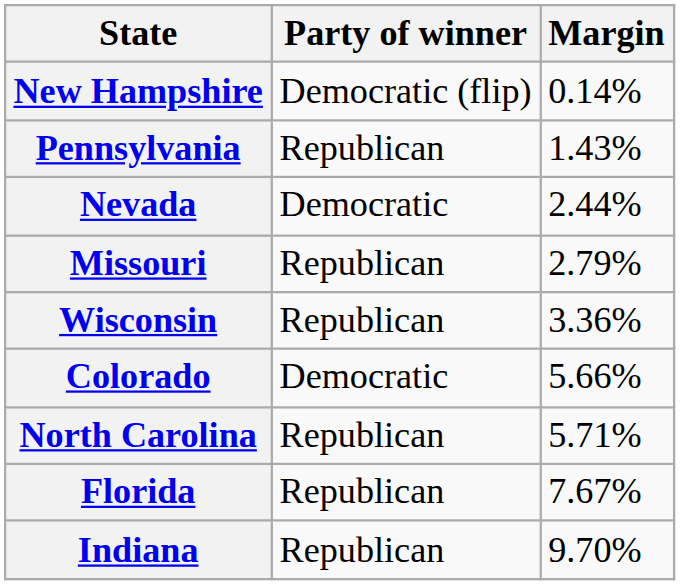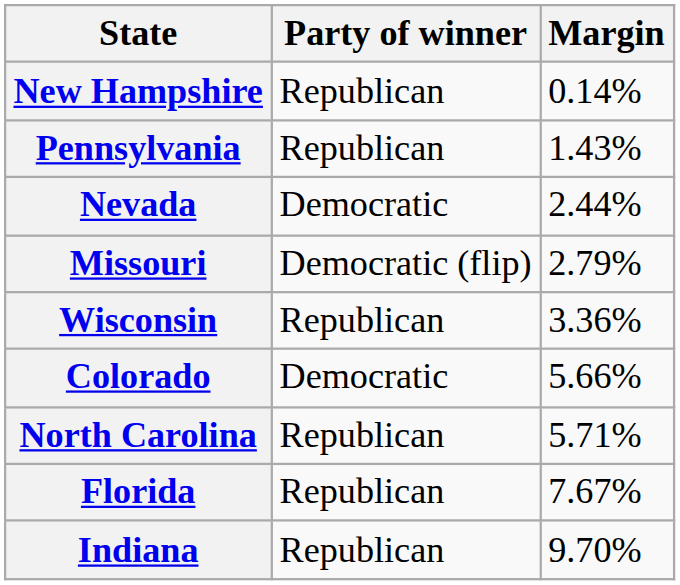(406, 90) Democratic (flip) -> (362, 90) Republican
(362, 262) Republican -> (406, 262) Democratic (flip)
